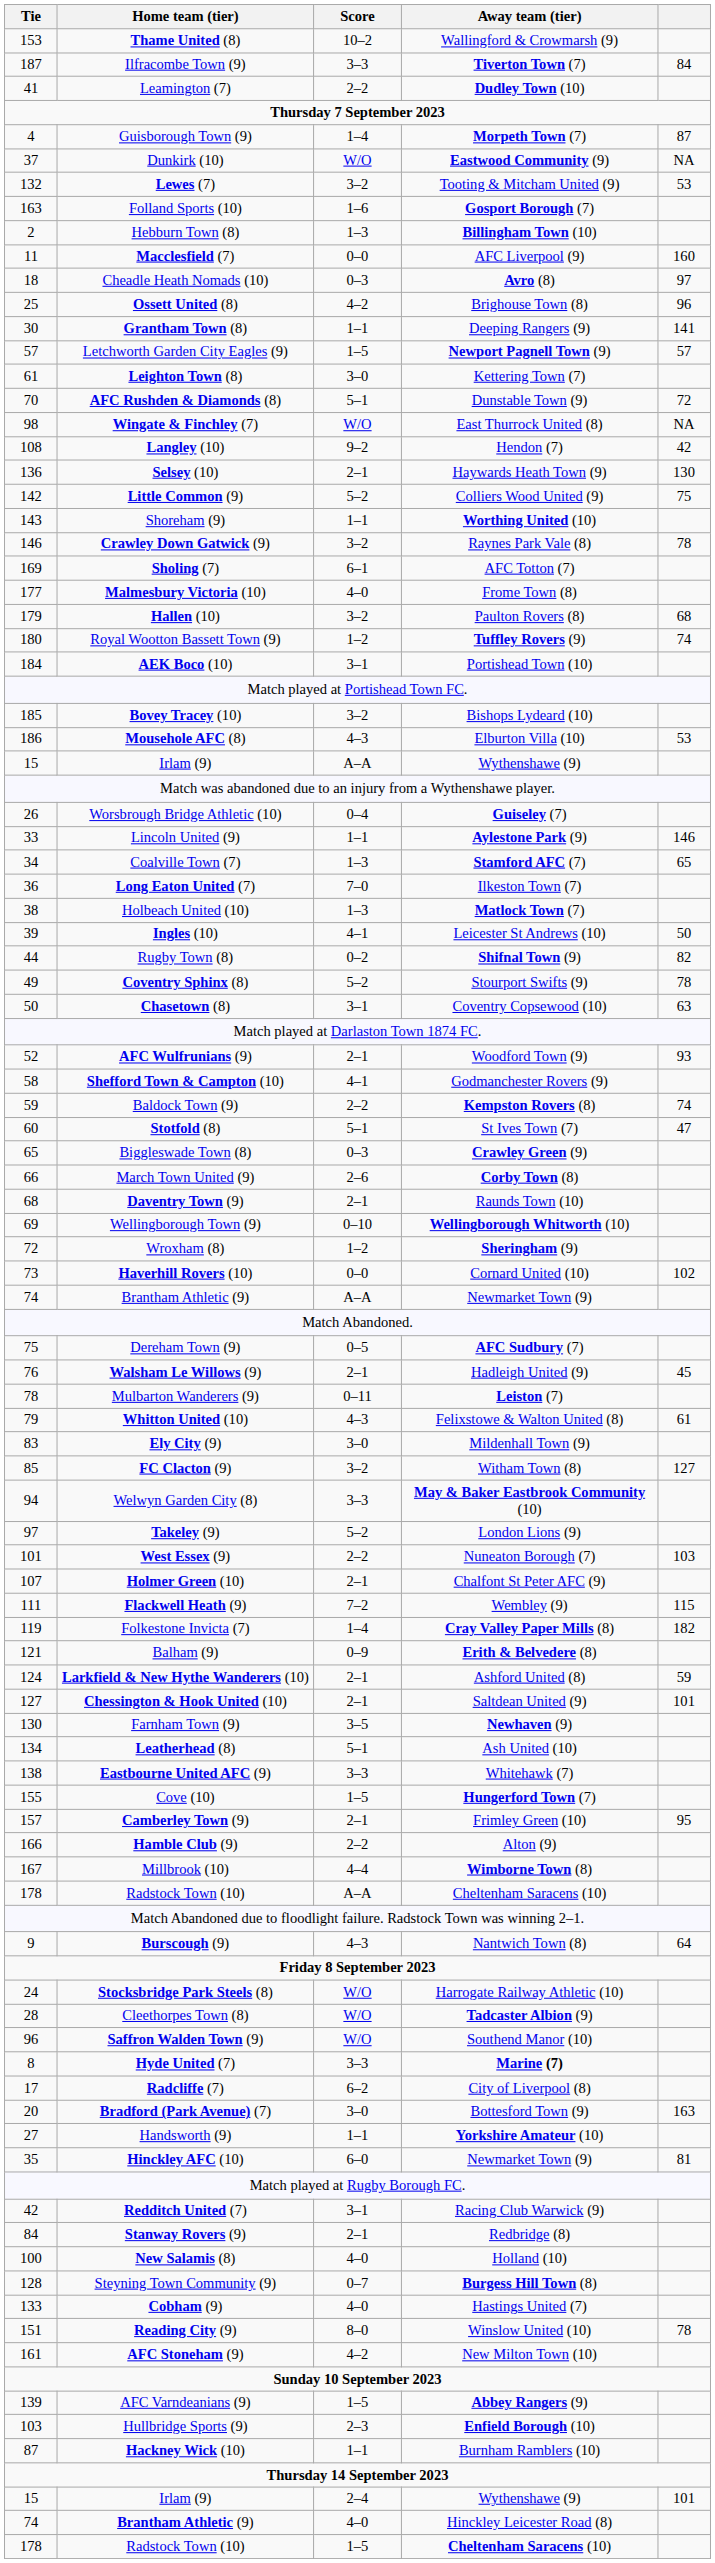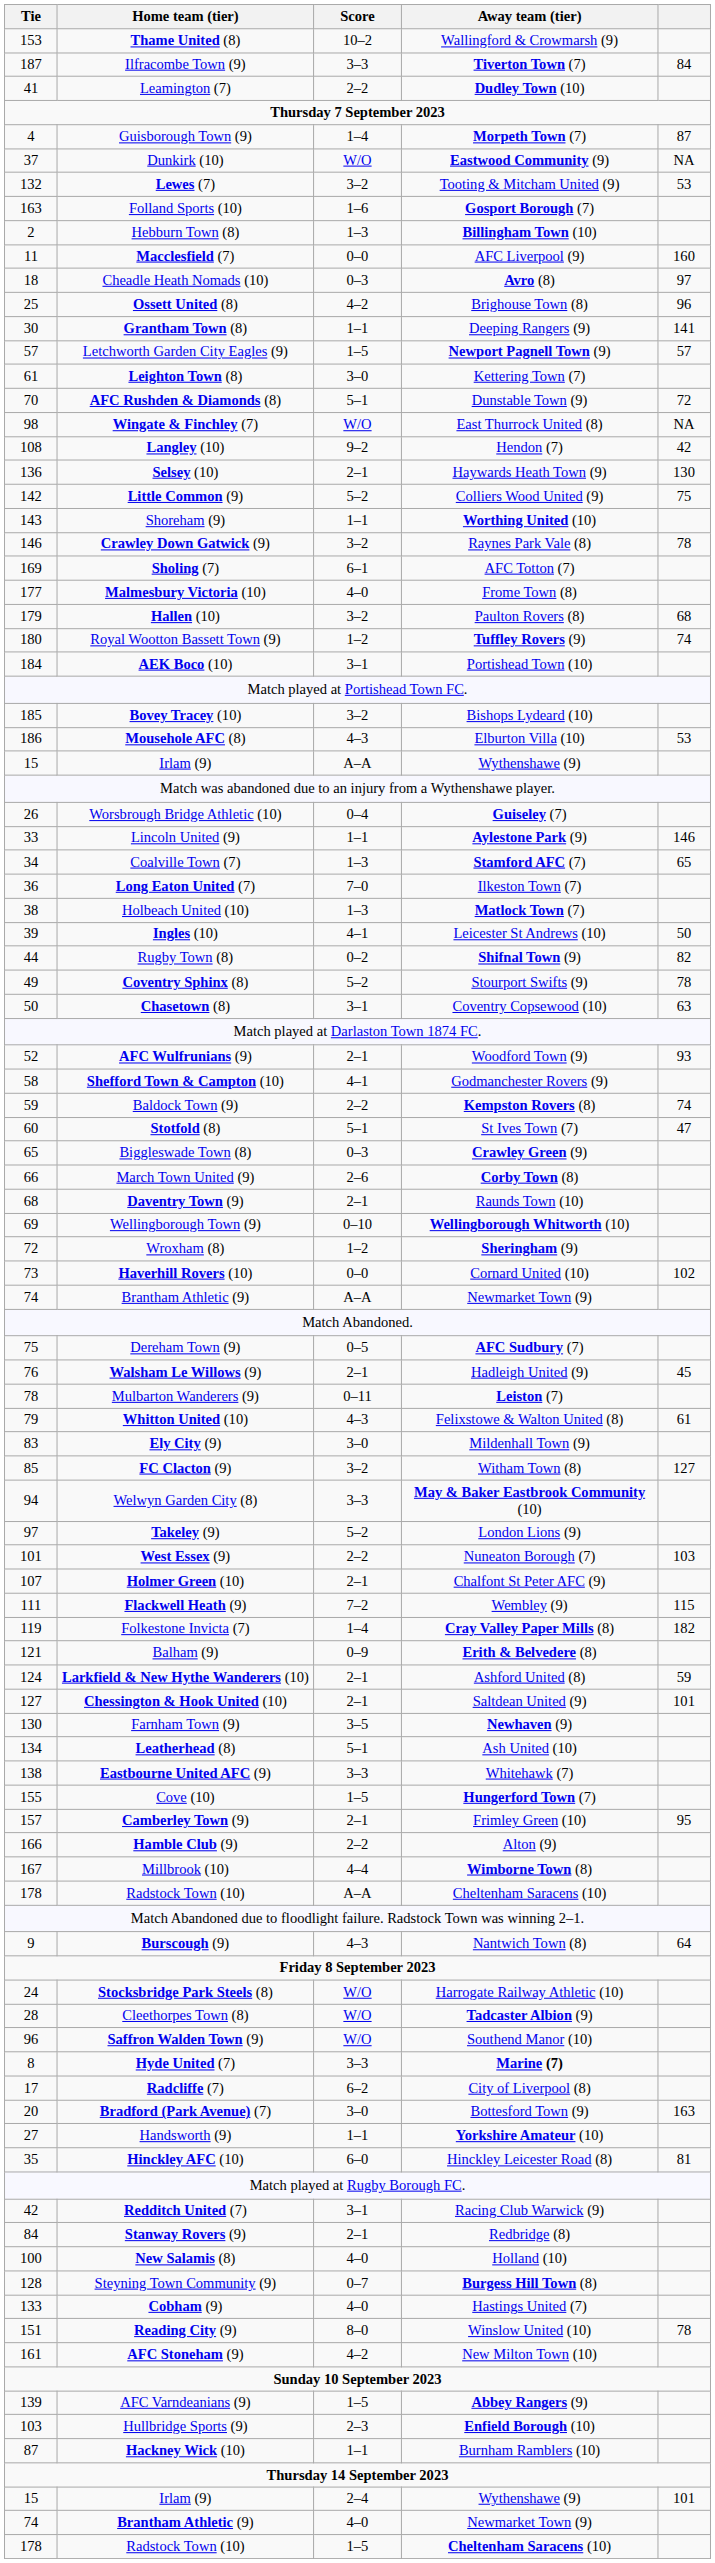(530, 2160) Newmarket Town (9) -> (530, 2160) Hinckley Leicester Road (8)
(530, 2522) Hinckley Leicester Road (8) -> (530, 2522) Newmarket Town (9)
